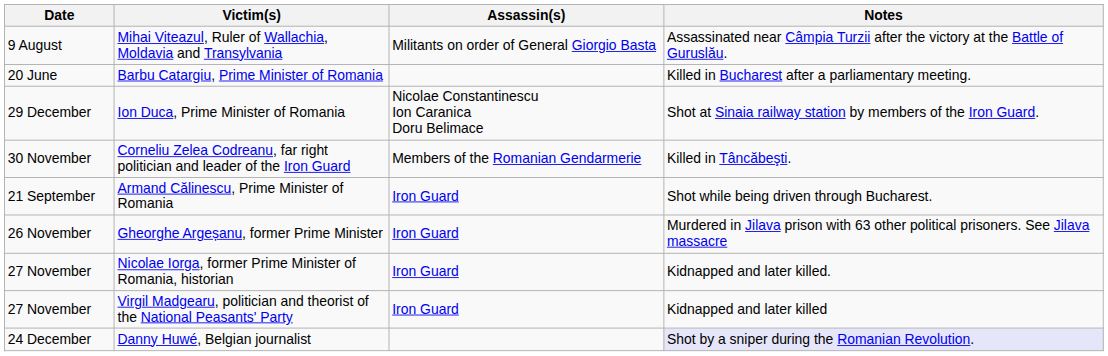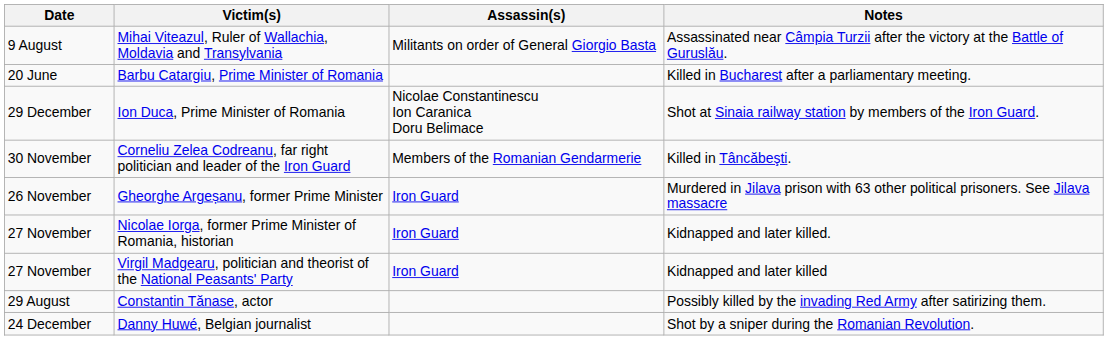- row: (230, 196)
+ row: (195, 301)
(821, 339) lavender background -> (821, 323) no background
